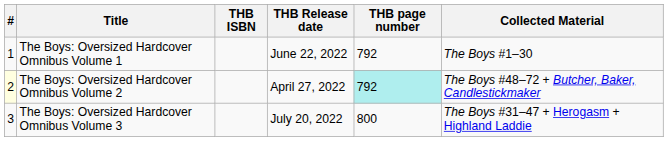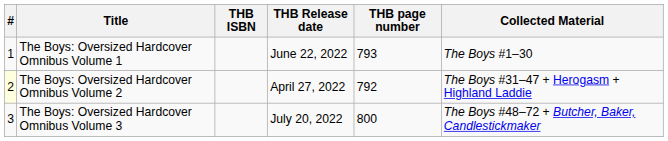(367, 53) 792 -> (367, 53) 793
(367, 86) paleturquoise background -> (367, 86) no background
(540, 86) The Boys #48–72 + Butcher, Baker, Candlestickmaker -> (532, 86) The Boys #31–47 + Herogasm + Highland Laddie
(532, 119) The Boys #31–47 + Herogasm + Highland Laddie -> (540, 119) The Boys #48–72 + Butcher, Baker, Candlestickmaker
